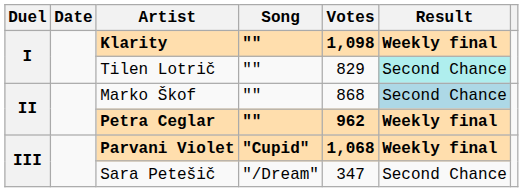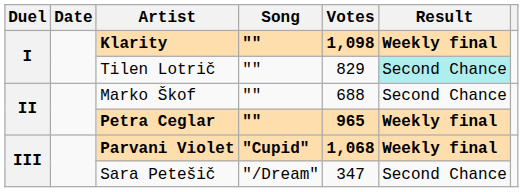(351, 96) 868 -> (351, 96) 688
(445, 96) lightblue background -> (445, 96) no background
(351, 122) 962 -> (351, 122) 965
